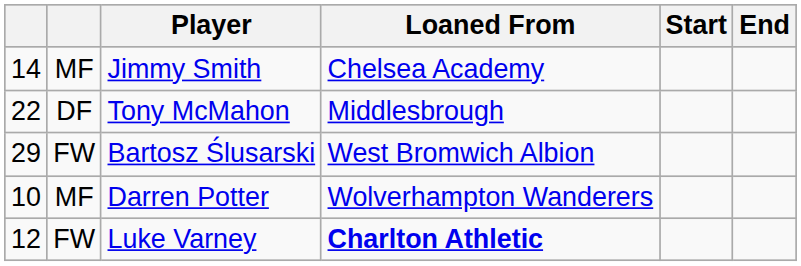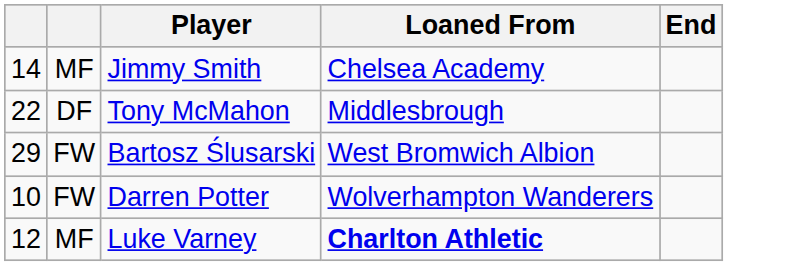- column: (696, 25)
(74, 196) MF -> (74, 196) FW
(74, 238) FW -> (74, 238) MF
